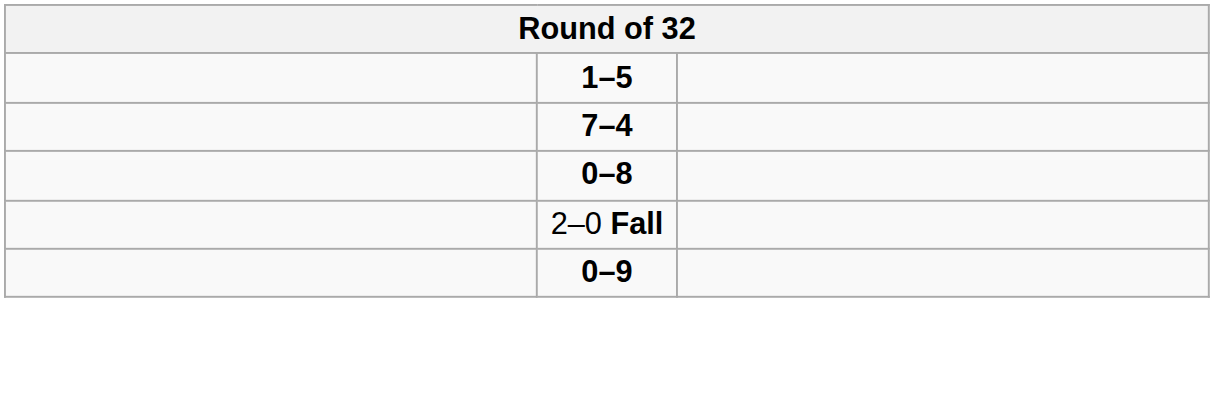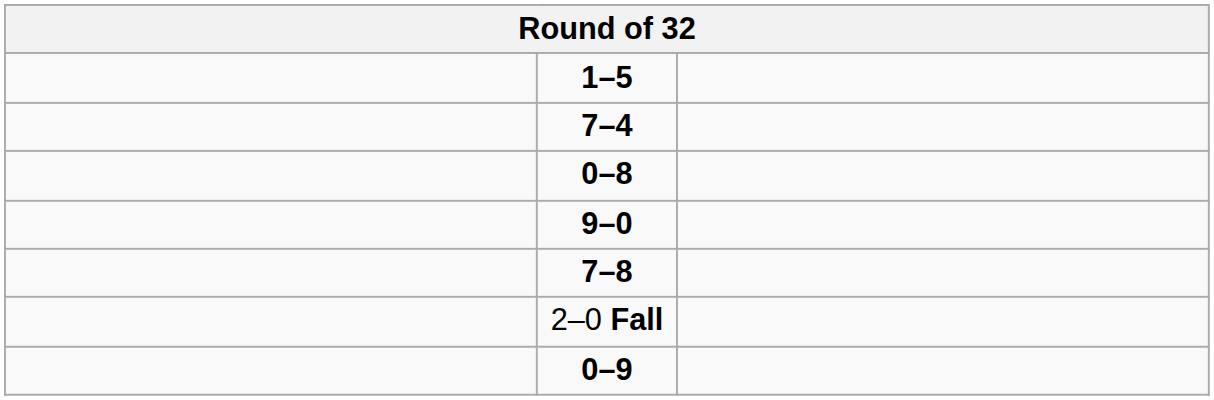+ row: (607, 223)
+ row: (607, 272)
